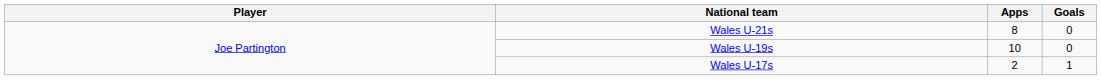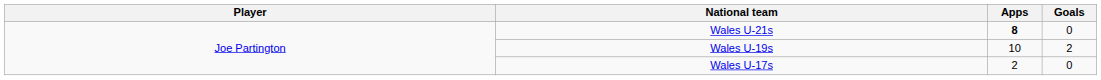(1015, 30) normal -> (1015, 30) bold
(1069, 48) 0 -> (1069, 48) 2
(1069, 65) 1 -> (1069, 65) 0
